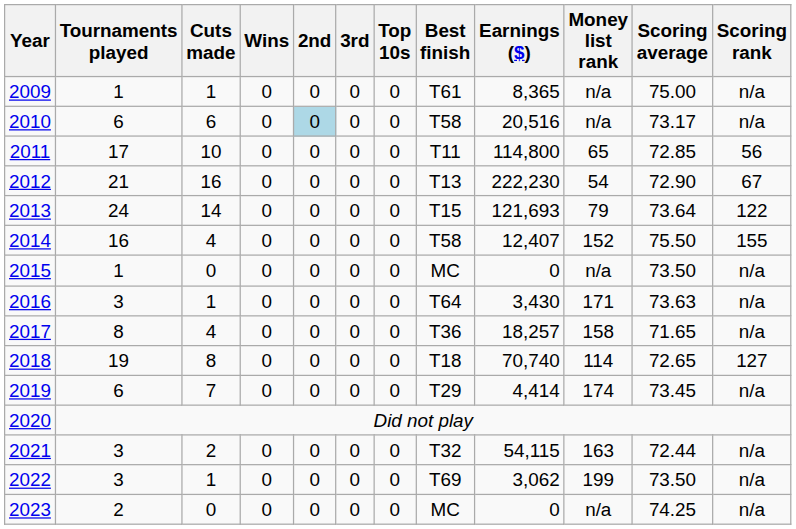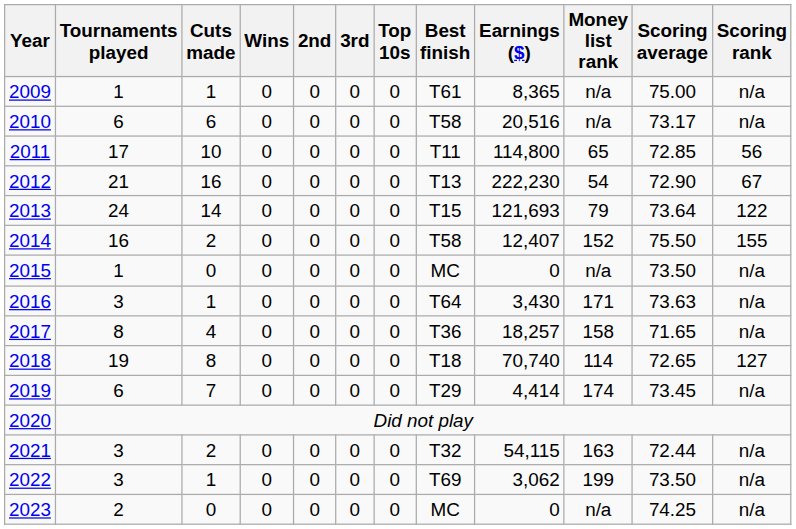(315, 122) lightblue background -> (315, 122) no background
(211, 241) 4 -> (211, 241) 2
